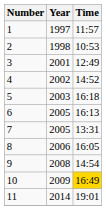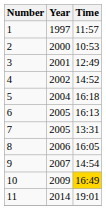(60, 46) 1998 -> (60, 46) 2000
(60, 96) 2003 -> (60, 96) 2004
(60, 163) 2008 -> (60, 163) 2007
